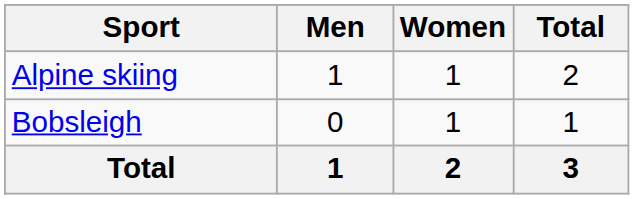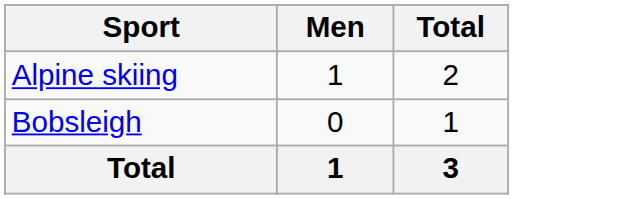- column: (453, 27)
